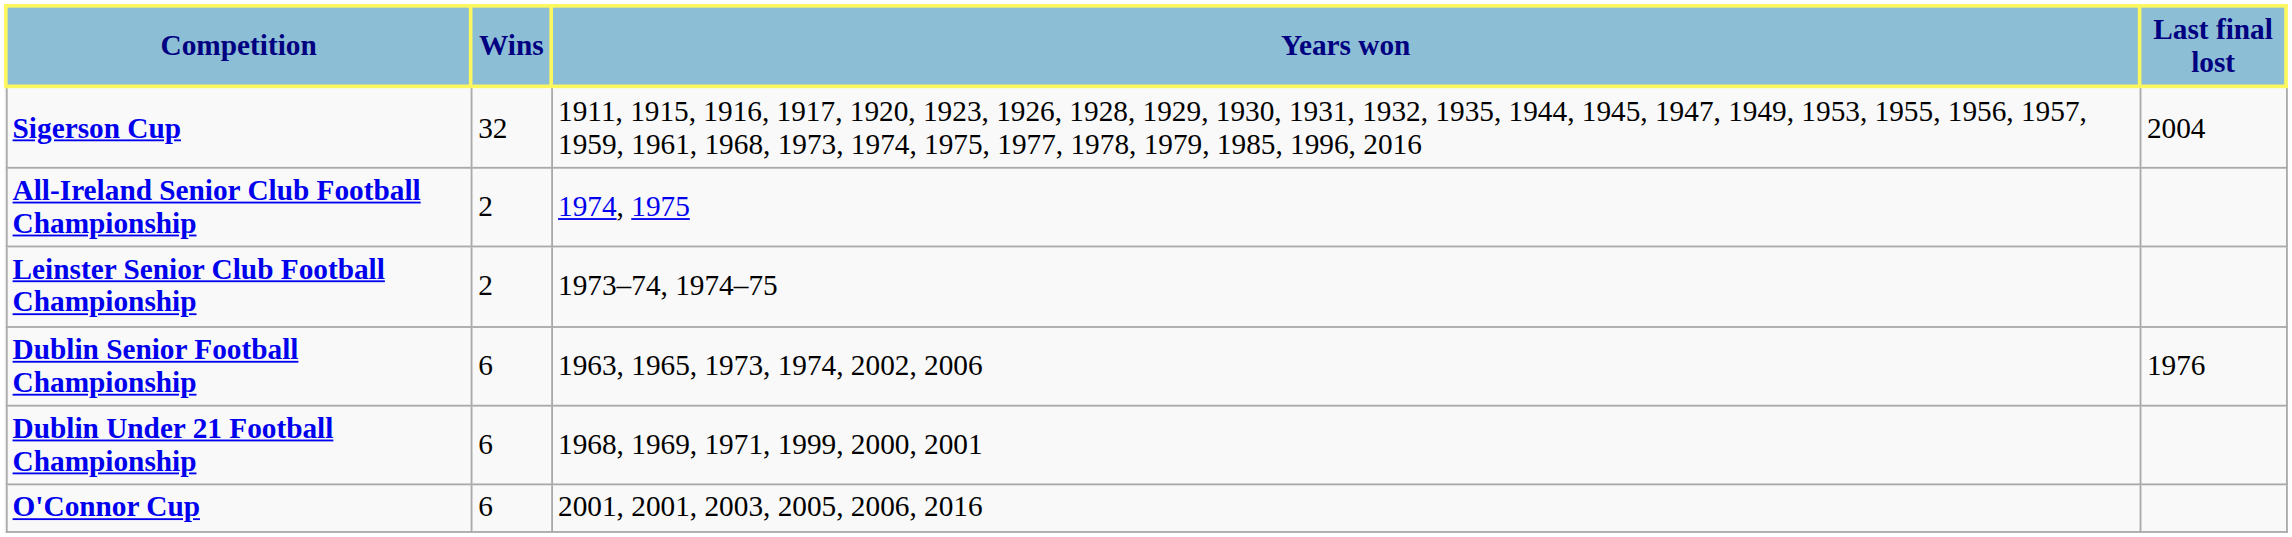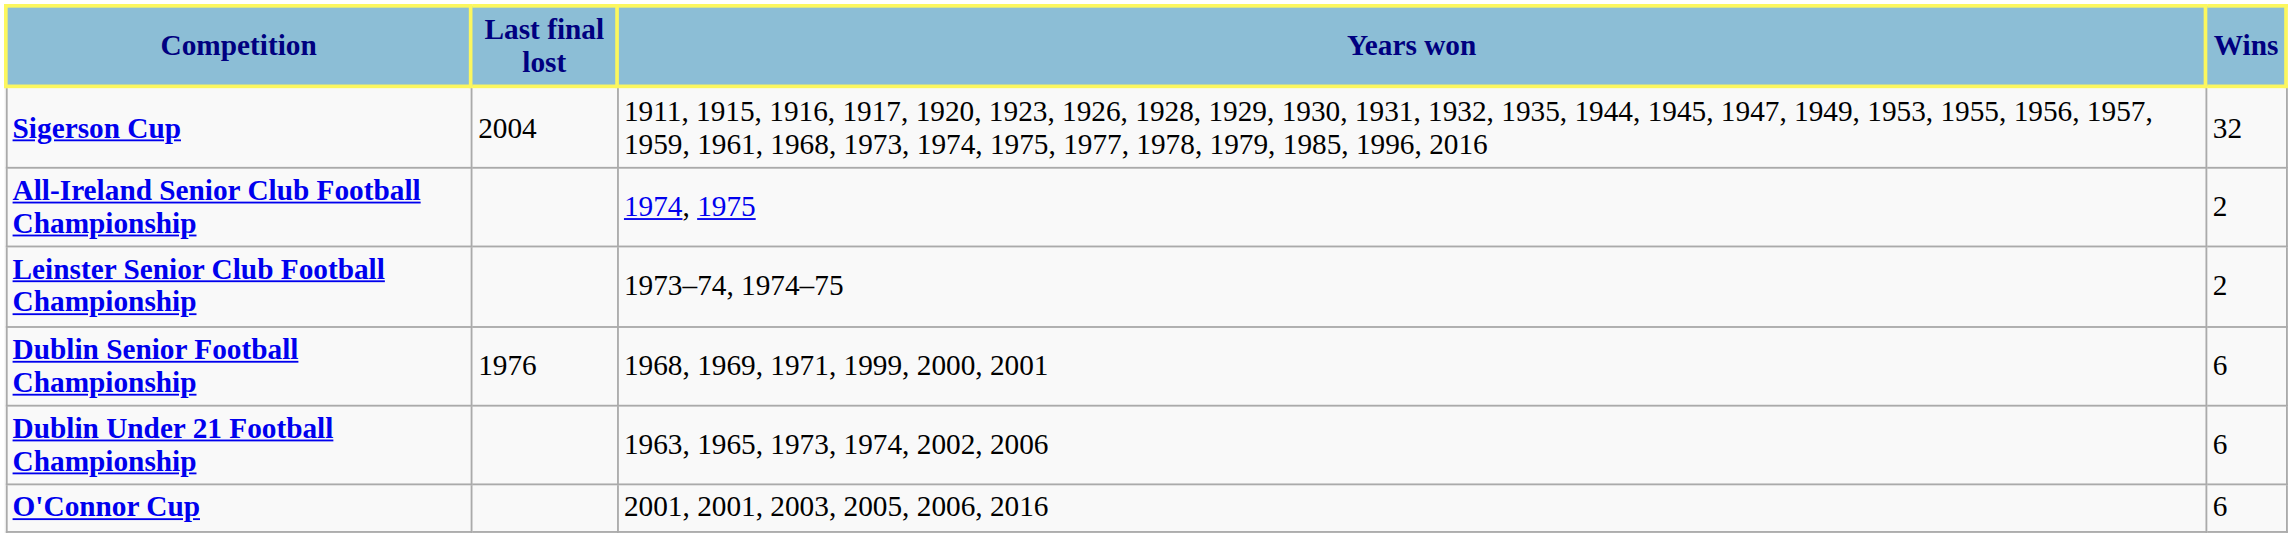columns swapped: (511, 46) <-> (2213, 46)
(770, 365) 1963, 1965, 1973, 1974, 2002, 2006 -> (836, 365) 1968, 1969, 1971, 1999, 2000, 2001
(770, 444) 1968, 1969, 1971, 1999, 2000, 2001 -> (836, 444) 1963, 1965, 1973, 1974, 2002, 2006
